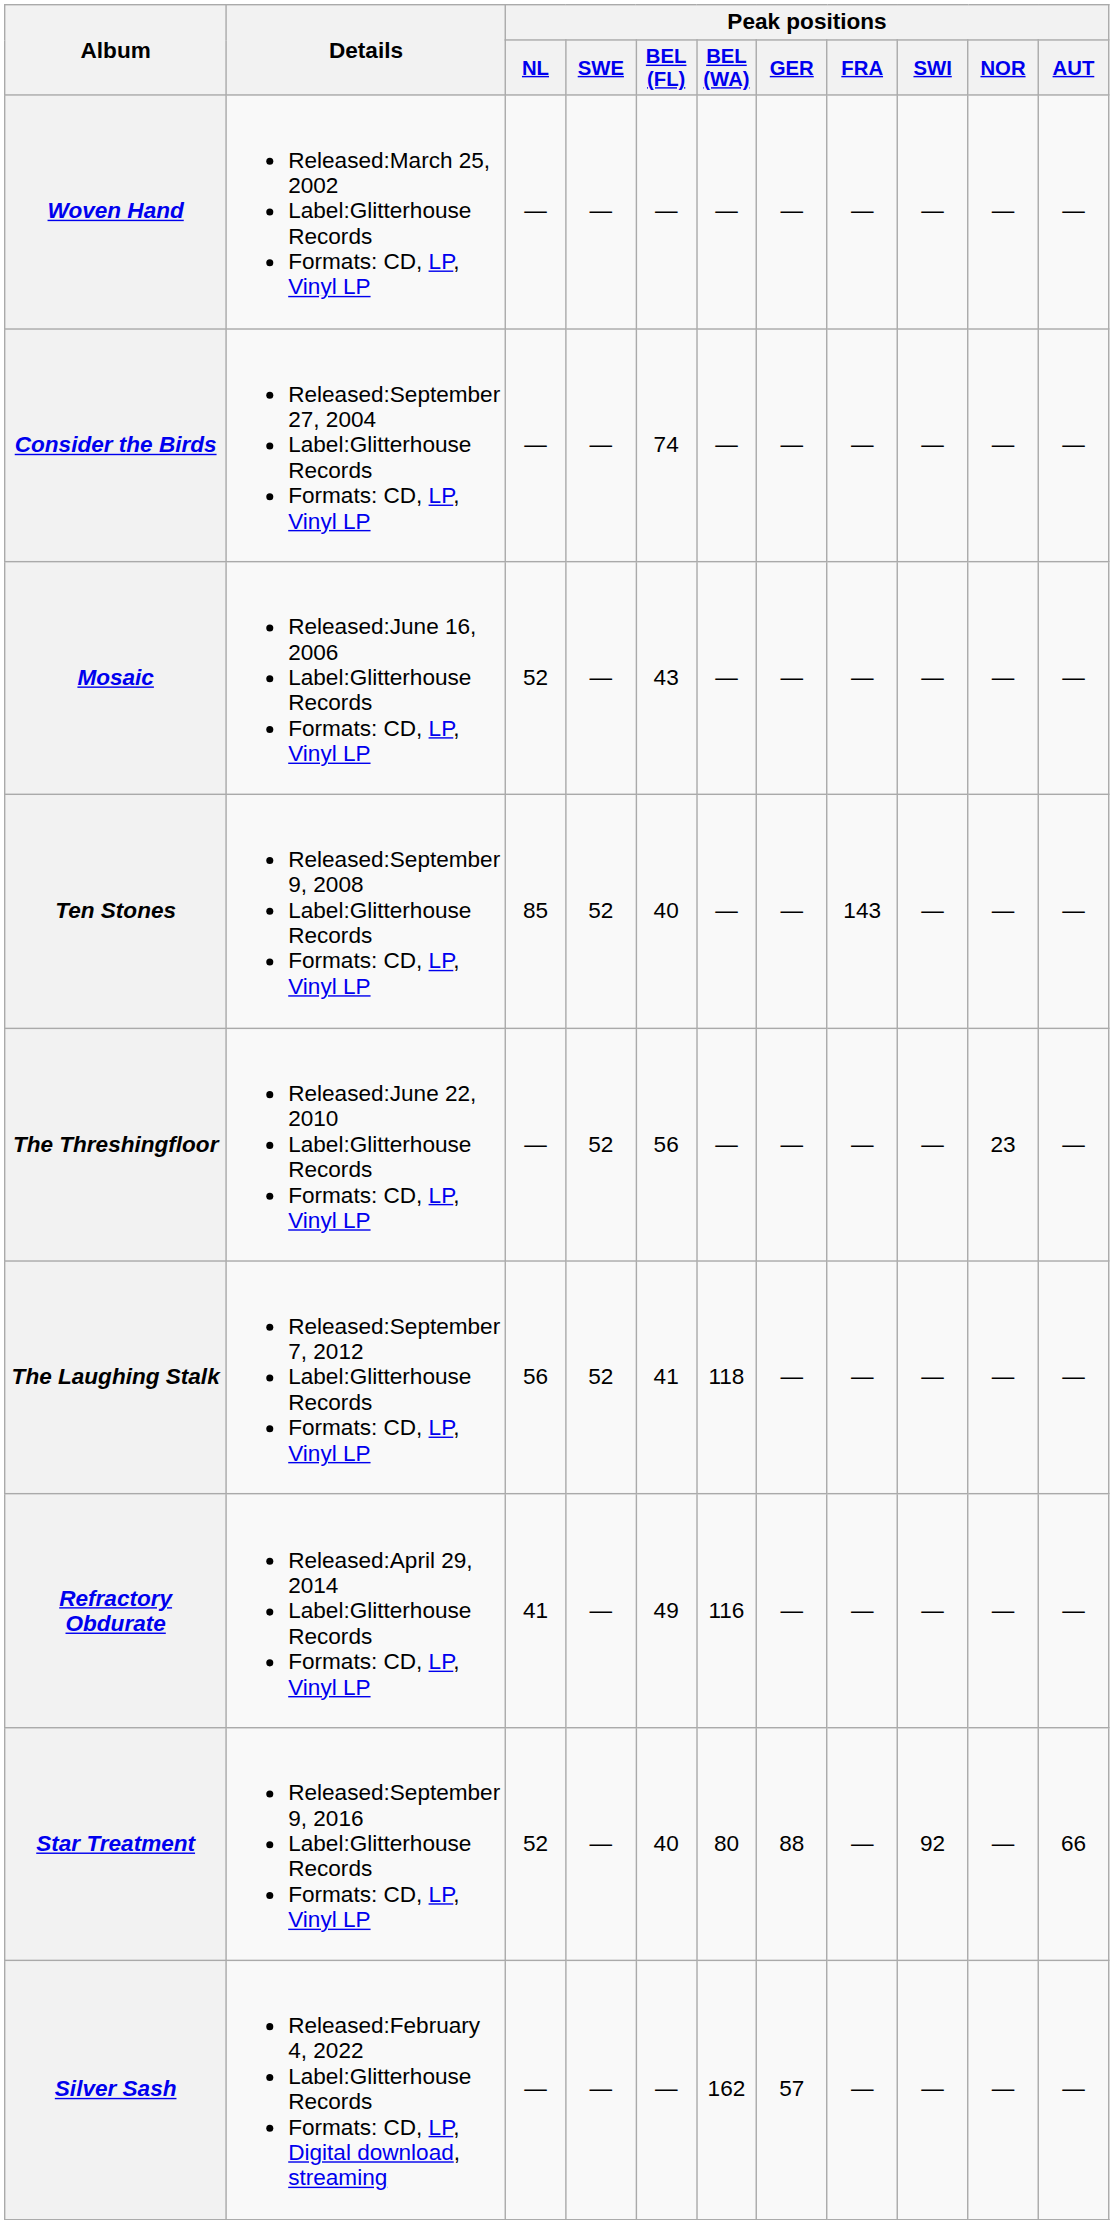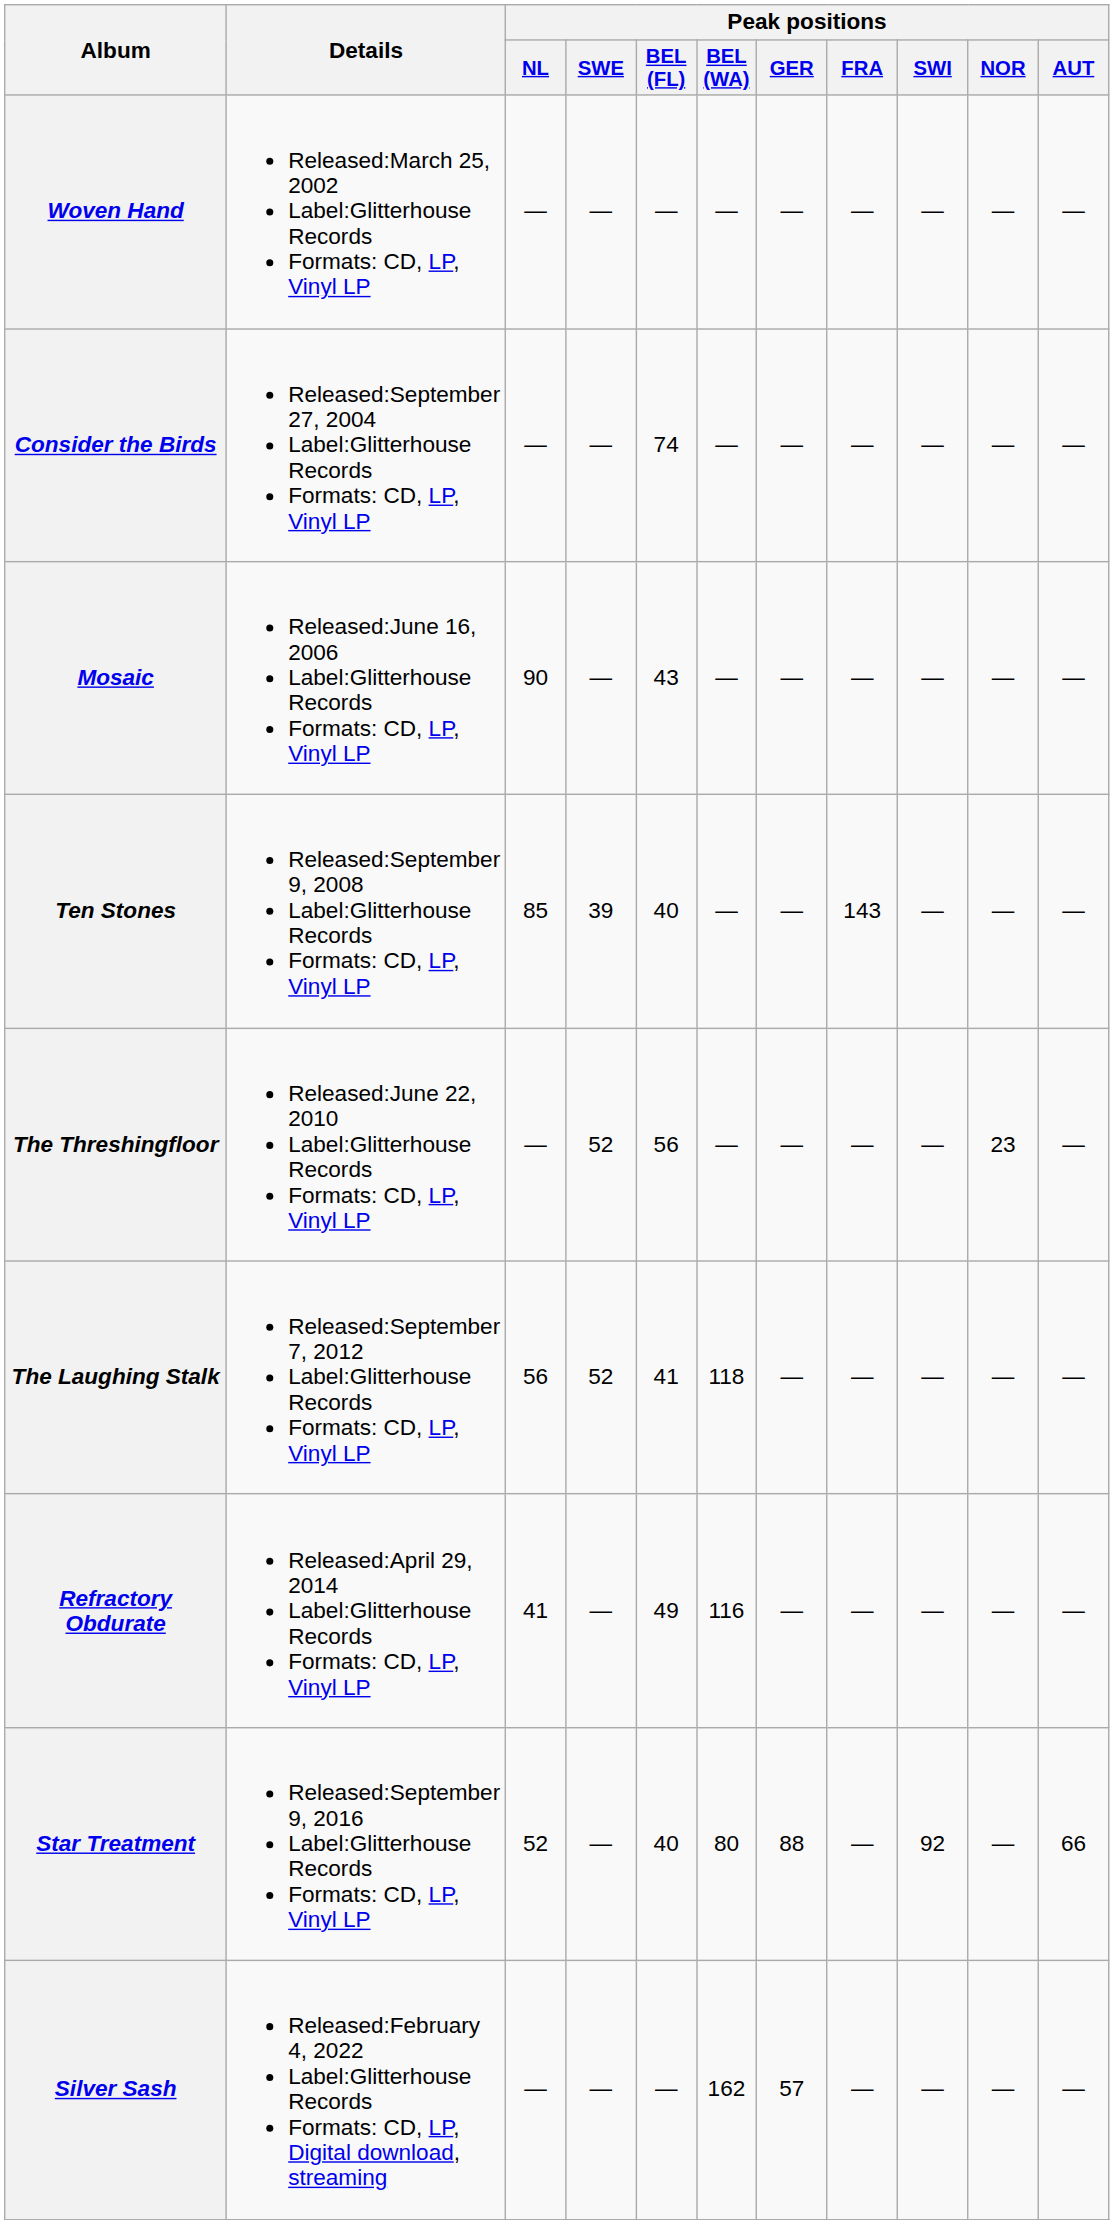(535, 677) 52 -> (535, 677) 90
(601, 911) 52 -> (601, 911) 39
